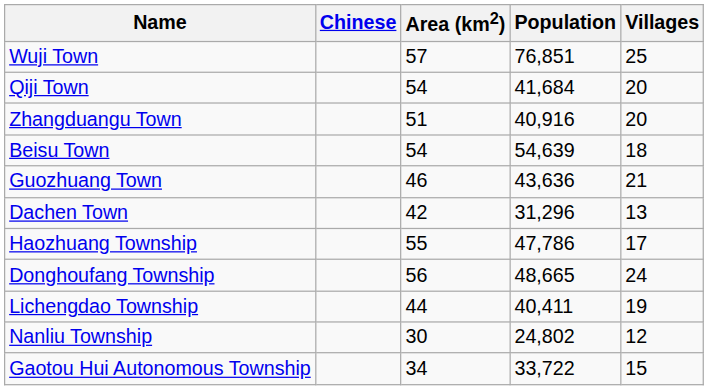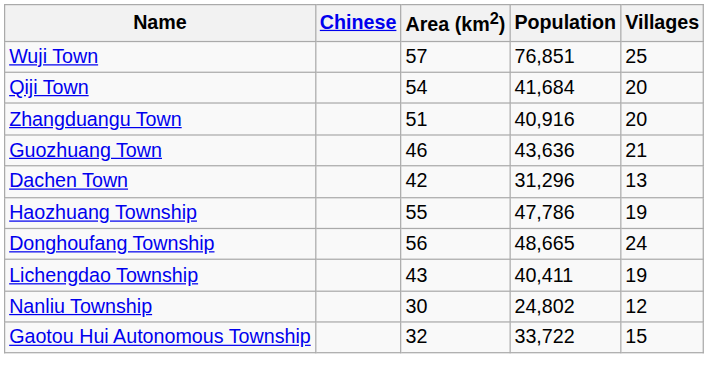- row: (59, 150)
(636, 243) 17 -> (636, 212) 19
(416, 306) 44 -> (416, 275) 43
(416, 368) 34 -> (416, 337) 32
